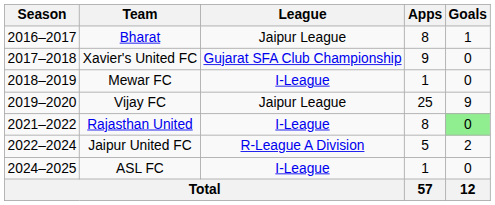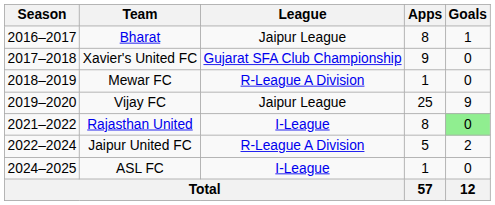(302, 80) I-League -> (302, 80) R-League A Division
